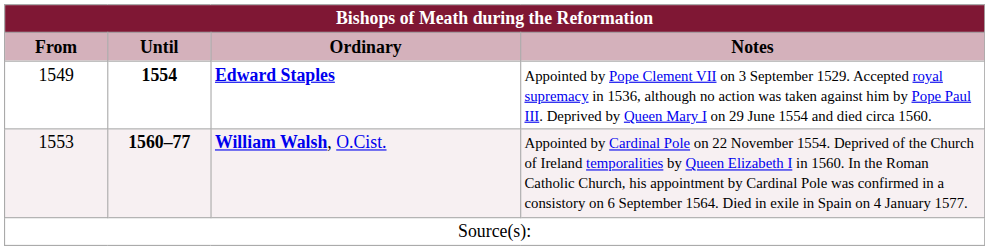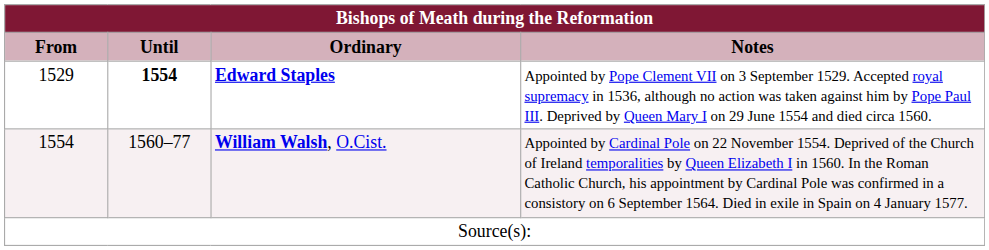(56, 74) 1549 -> (56, 74) 1529
(56, 143) 1553 -> (56, 143) 1554
(159, 143) bold -> (159, 143) normal
